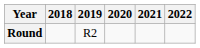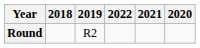columns swapped: (120, 14) <-> (180, 14)
